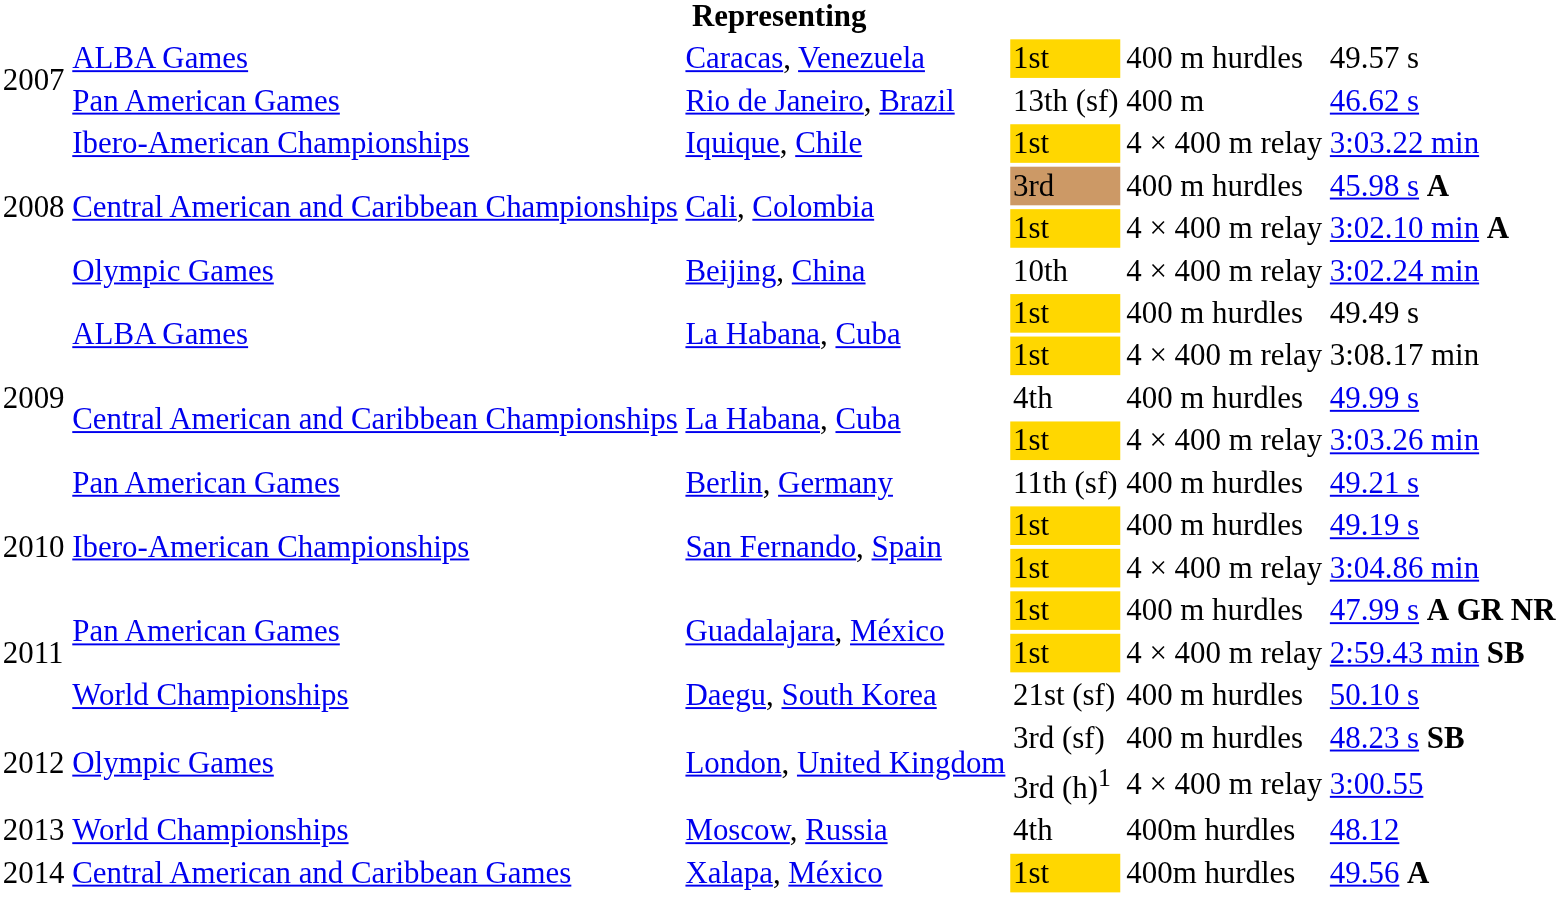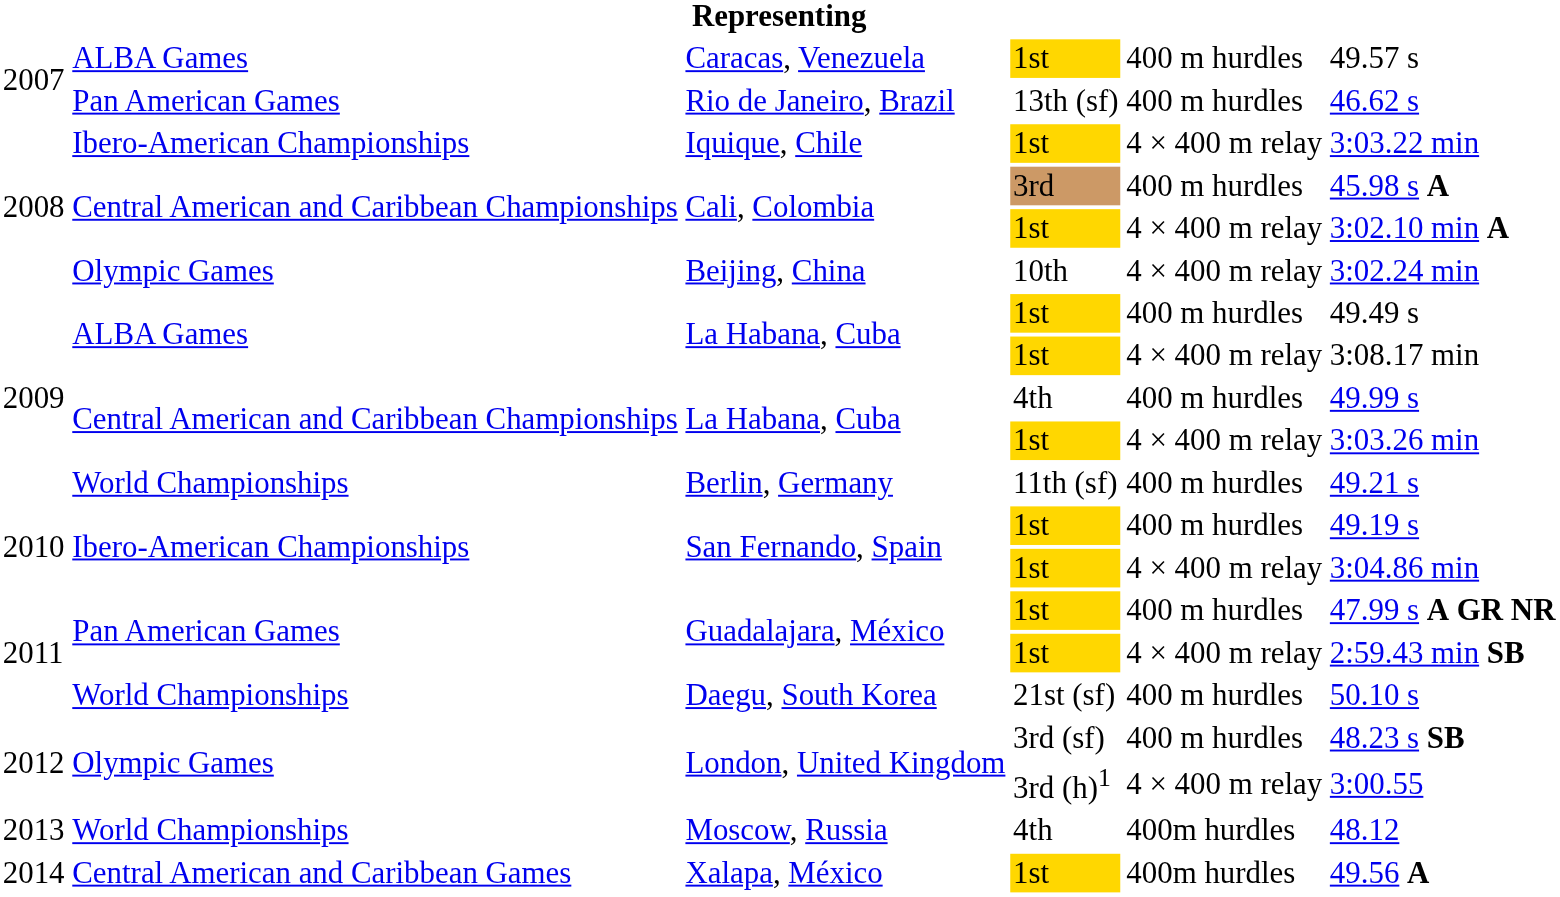(1165, 100) 400 m -> (1215, 100) 400 m hurdles
(206, 482) Pan American Games -> (210, 482) World Championships
